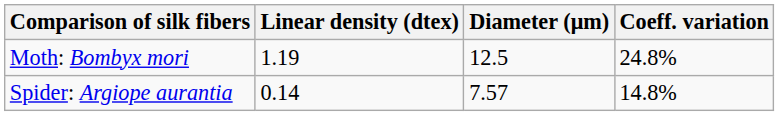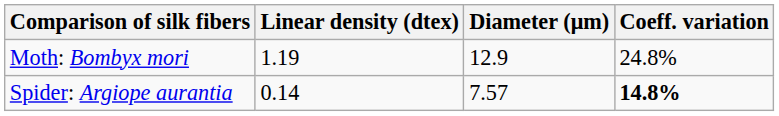(489, 57) 12.5 -> (489, 57) 12.9
(648, 92) normal -> (650, 92) bold
